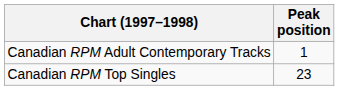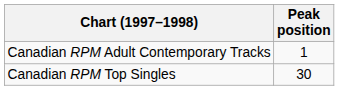(304, 74) 23 -> (304, 74) 30
